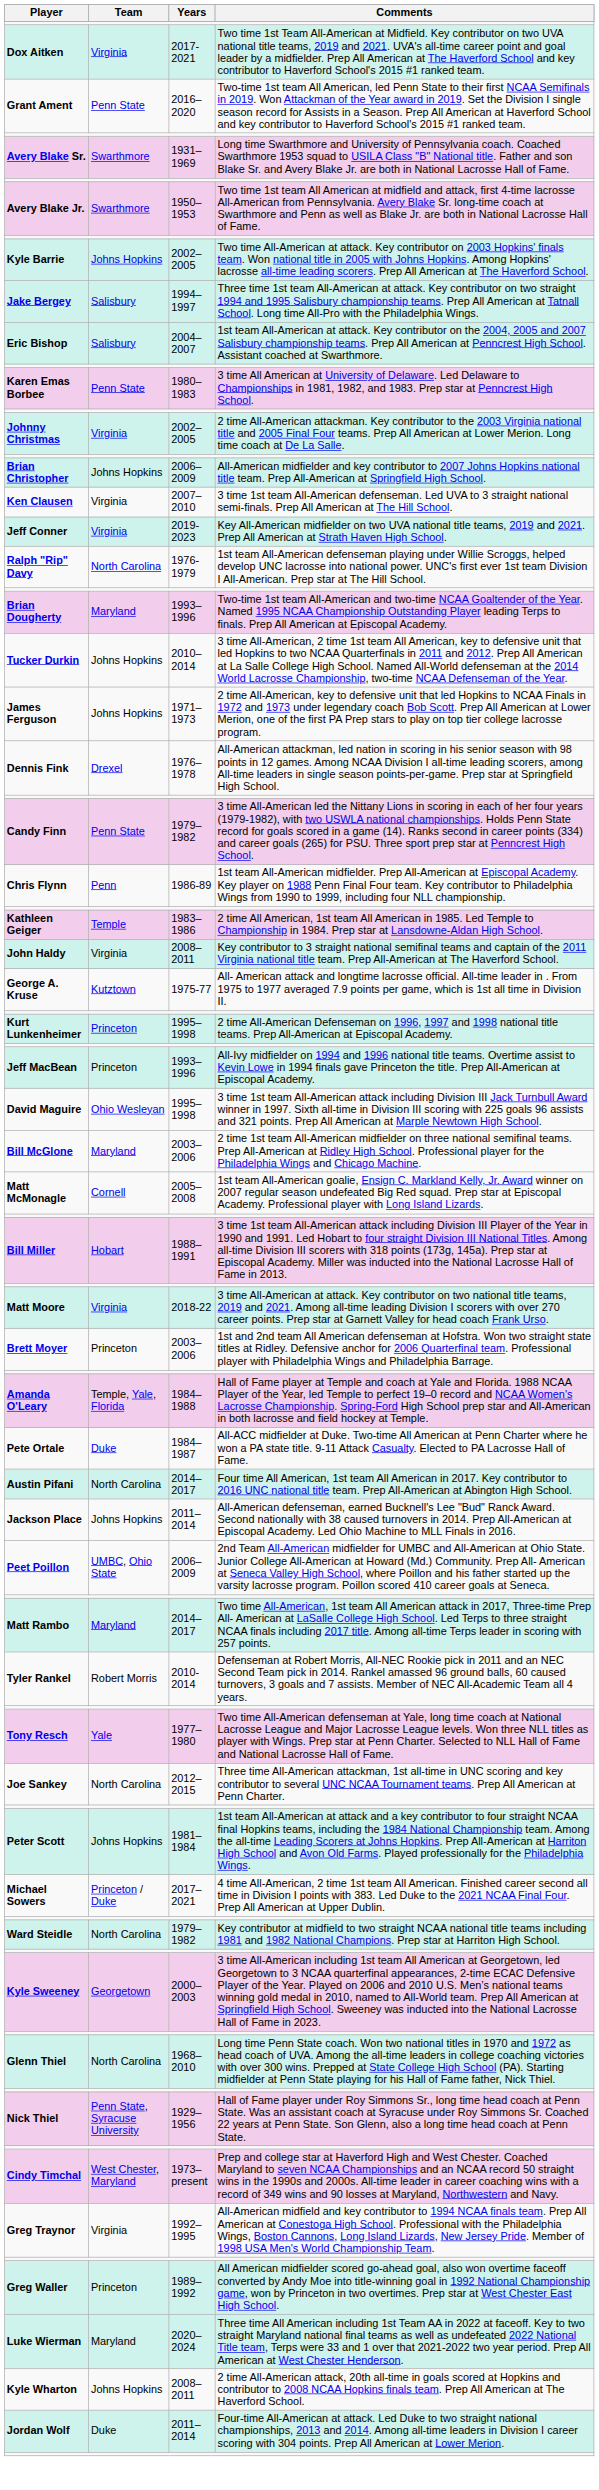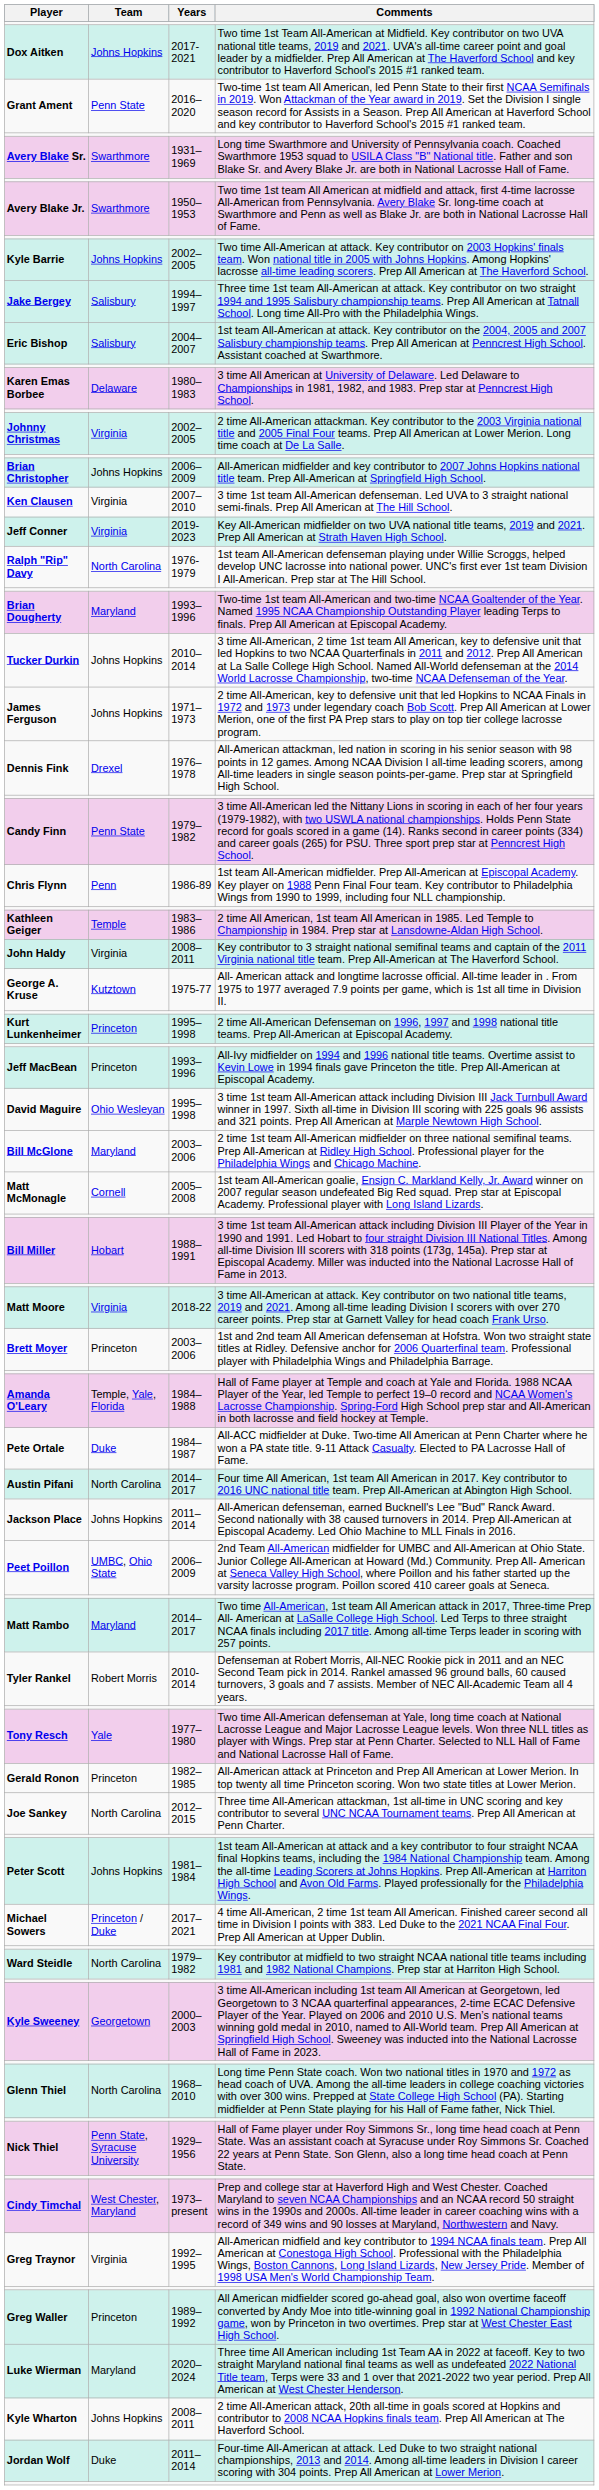(109, 52) Virginia -> (127, 52) Johns Hopkins
(118, 388) Penn State -> (114, 388) Delaware
+ row: (43, 1778)
